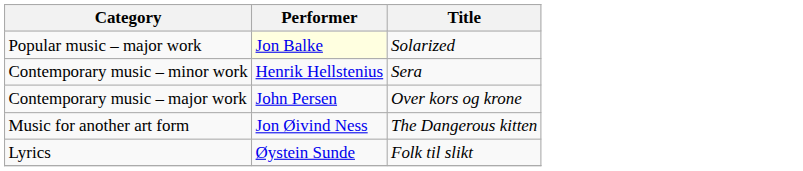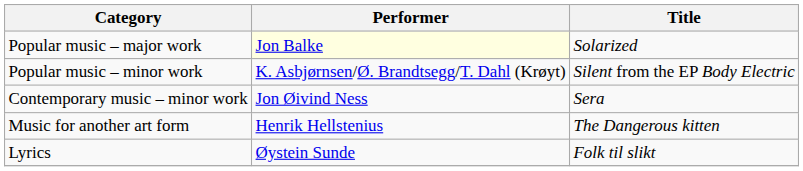+ row: (105, 71)
(319, 71) Henrik Hellstenius -> (312, 98) Jon Øivind Ness
- row: (128, 98)
(312, 125) Jon Øivind Ness -> (319, 125) Henrik Hellstenius
